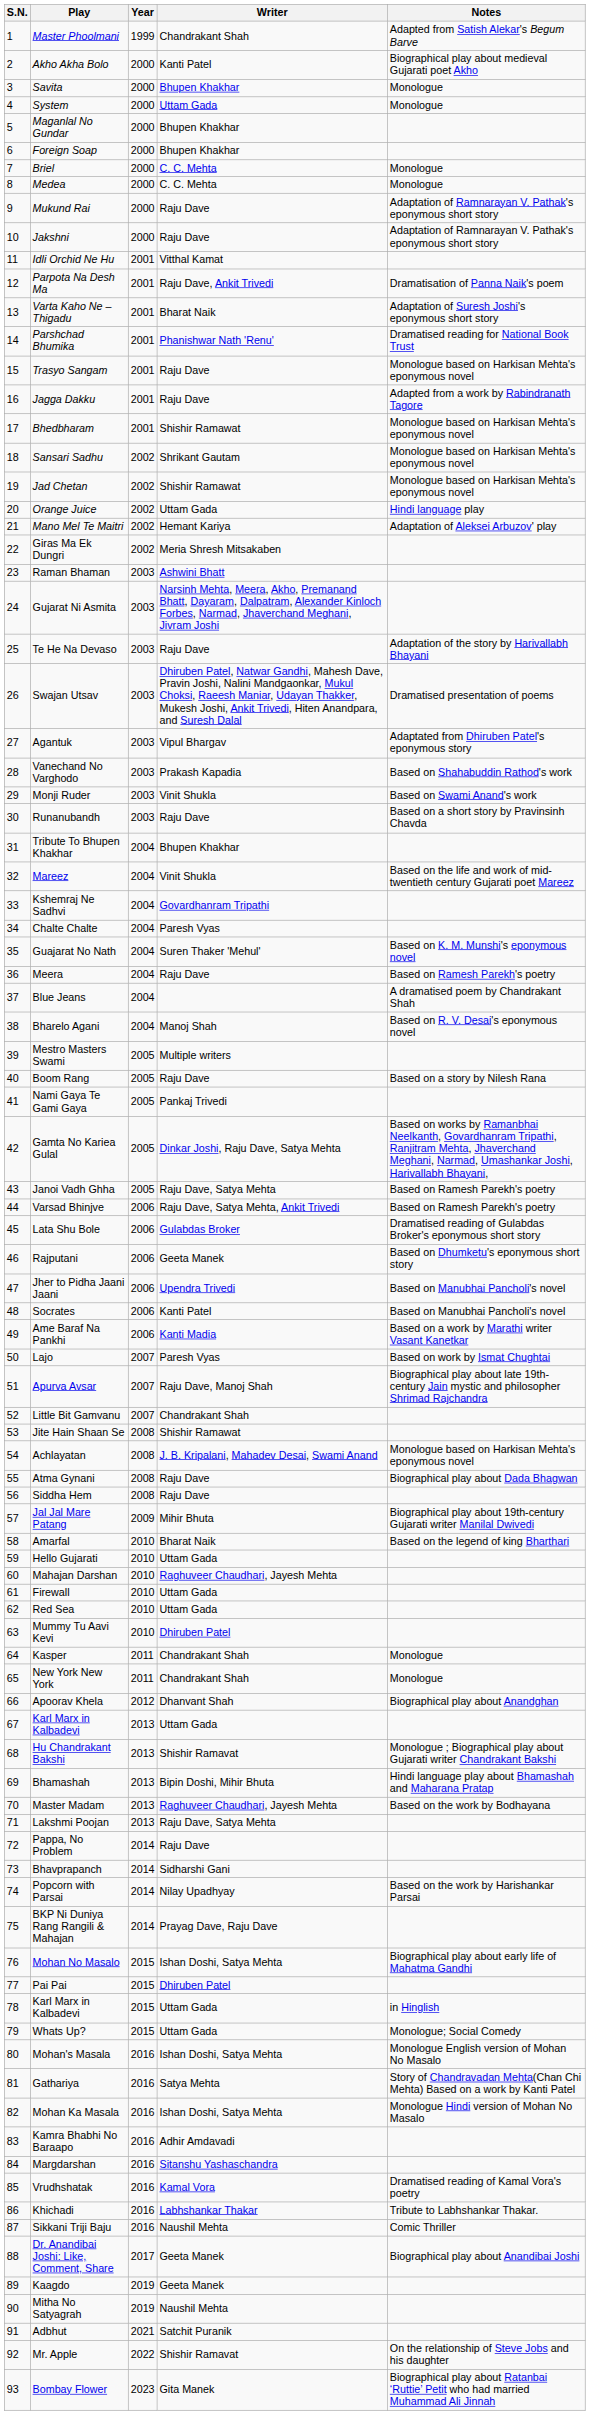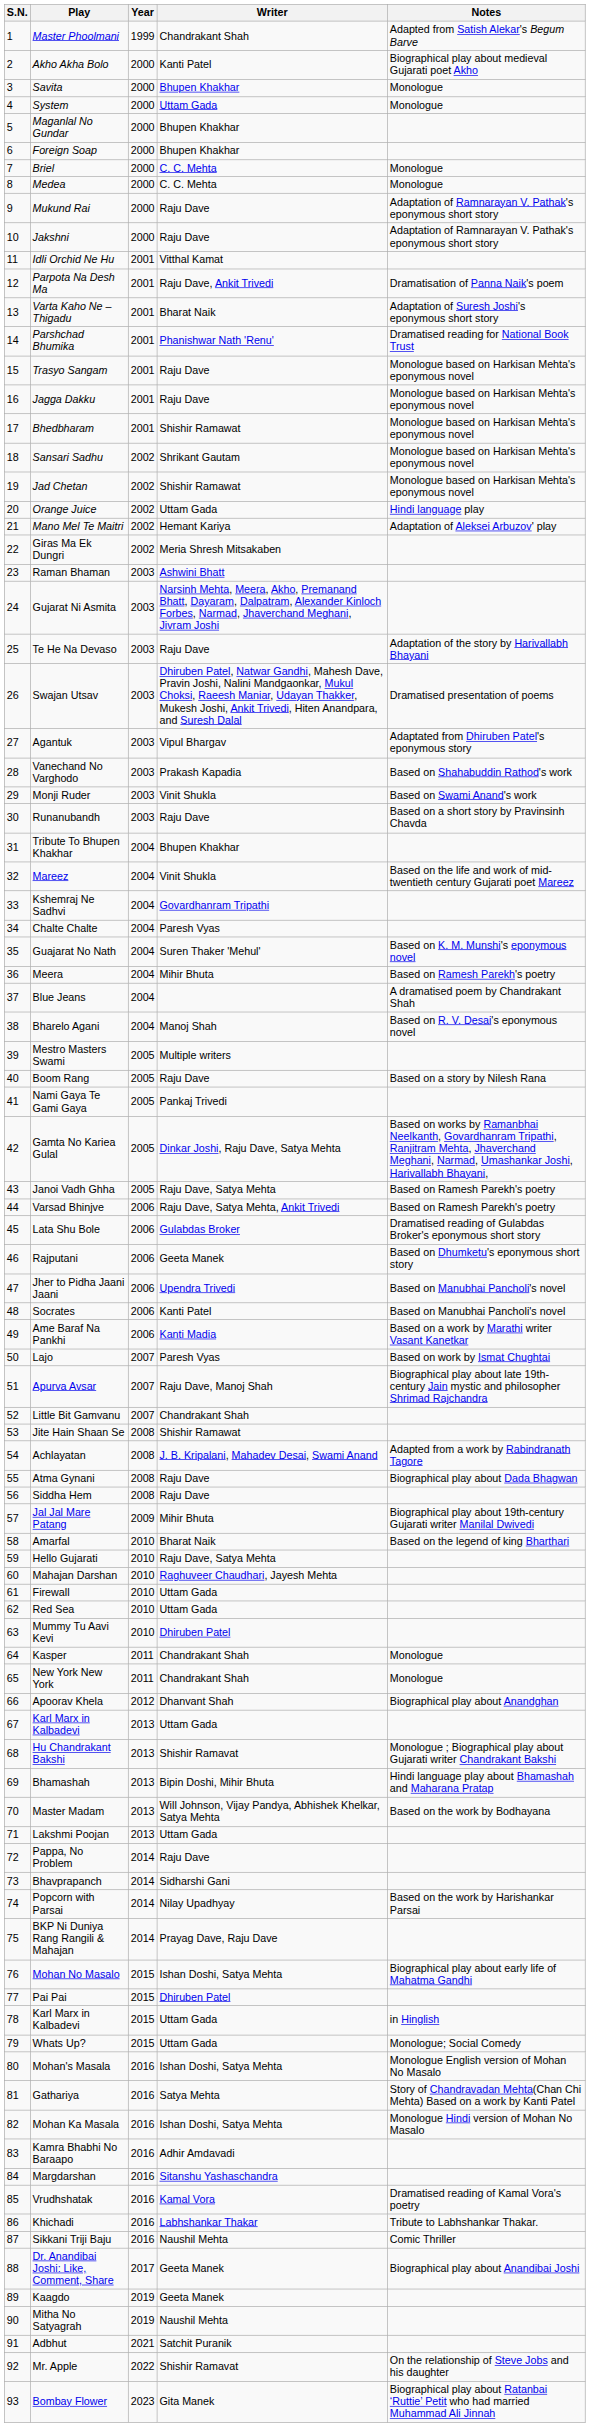(480, 399) Adapted from a work by Rabindranath Tagore -> (483, 399) Monologue based on Harkisan Mehta's eponymous novel
(185, 974) Raju Dave -> (187, 974) Mihir Bhuta
(483, 1455) Monologue based on Harkisan Mehta's eponymous novel -> (480, 1455) Adapted from a work by Rabindranath Tagore
(188, 1558) Uttam Gada -> (218, 1558) Raju Dave, Satya Mehta
(248, 1806) Raghuveer Chaudhari, Jayesh Mehta -> (270, 1812) Will Johnson, Vijay Pandya, Abhishek Khelkar, Satya Mehta
(218, 1823) Raju Dave, Satya Mehta -> (188, 1835) Uttam Gada
